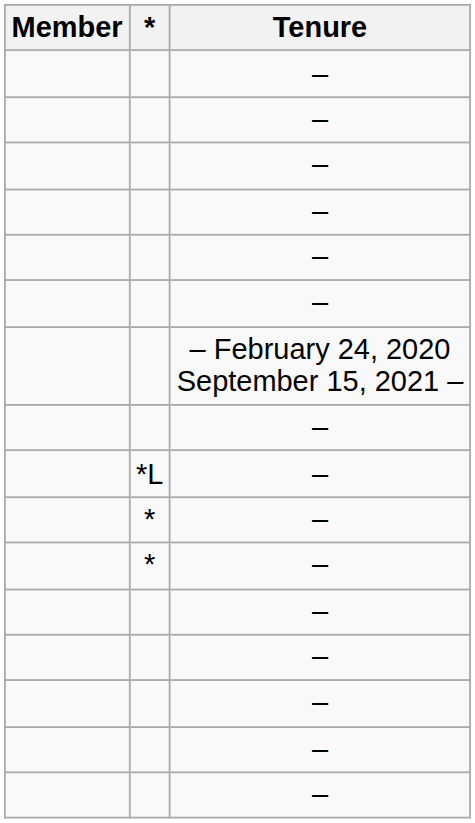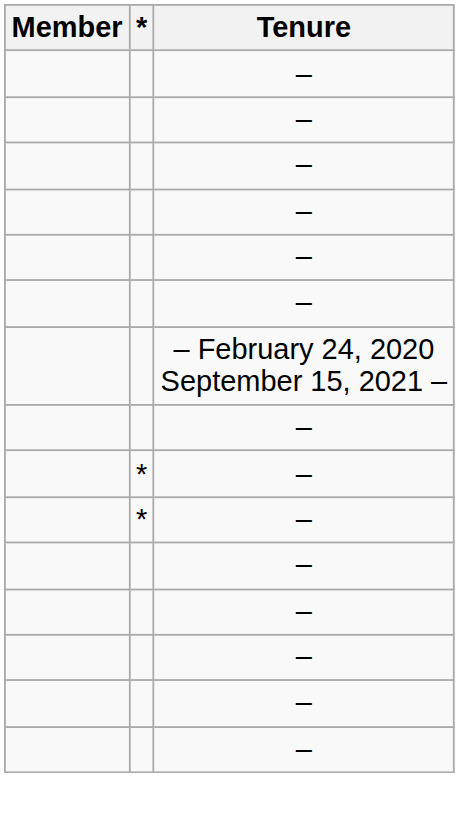- row: (150, 473)
